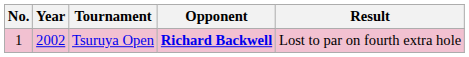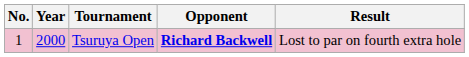(51, 40) 2002 -> (51, 40) 2000
